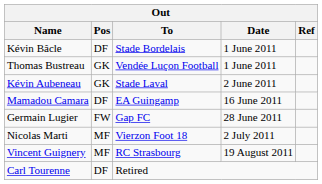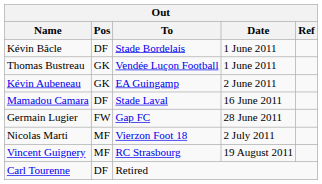(142, 83) Stade Laval -> (147, 83) EA Guingamp
(147, 100) EA Guingamp -> (142, 100) Stade Laval
